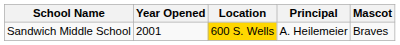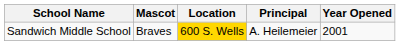columns swapped: (171, 13) <-> (372, 13)
